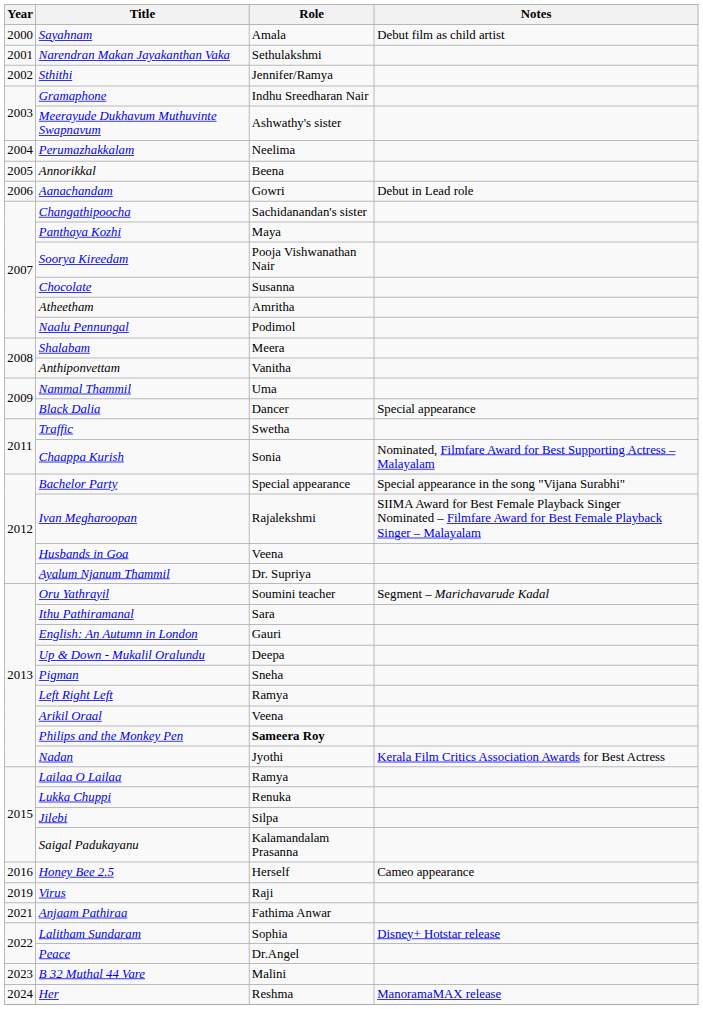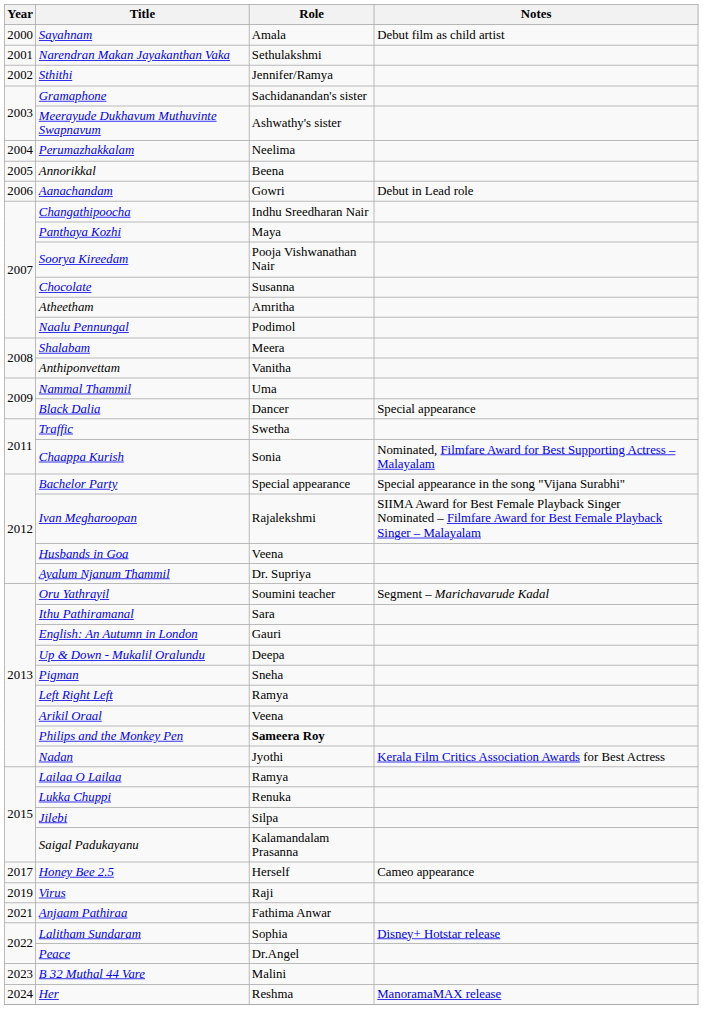(310, 95) Indhu Sreedharan Nair -> (309, 95) Sachidanandan's sister
(309, 211) Sachidanandan's sister -> (310, 211) Indhu Sreedharan Nair
(20, 872) 2016 -> (20, 872) 2017
